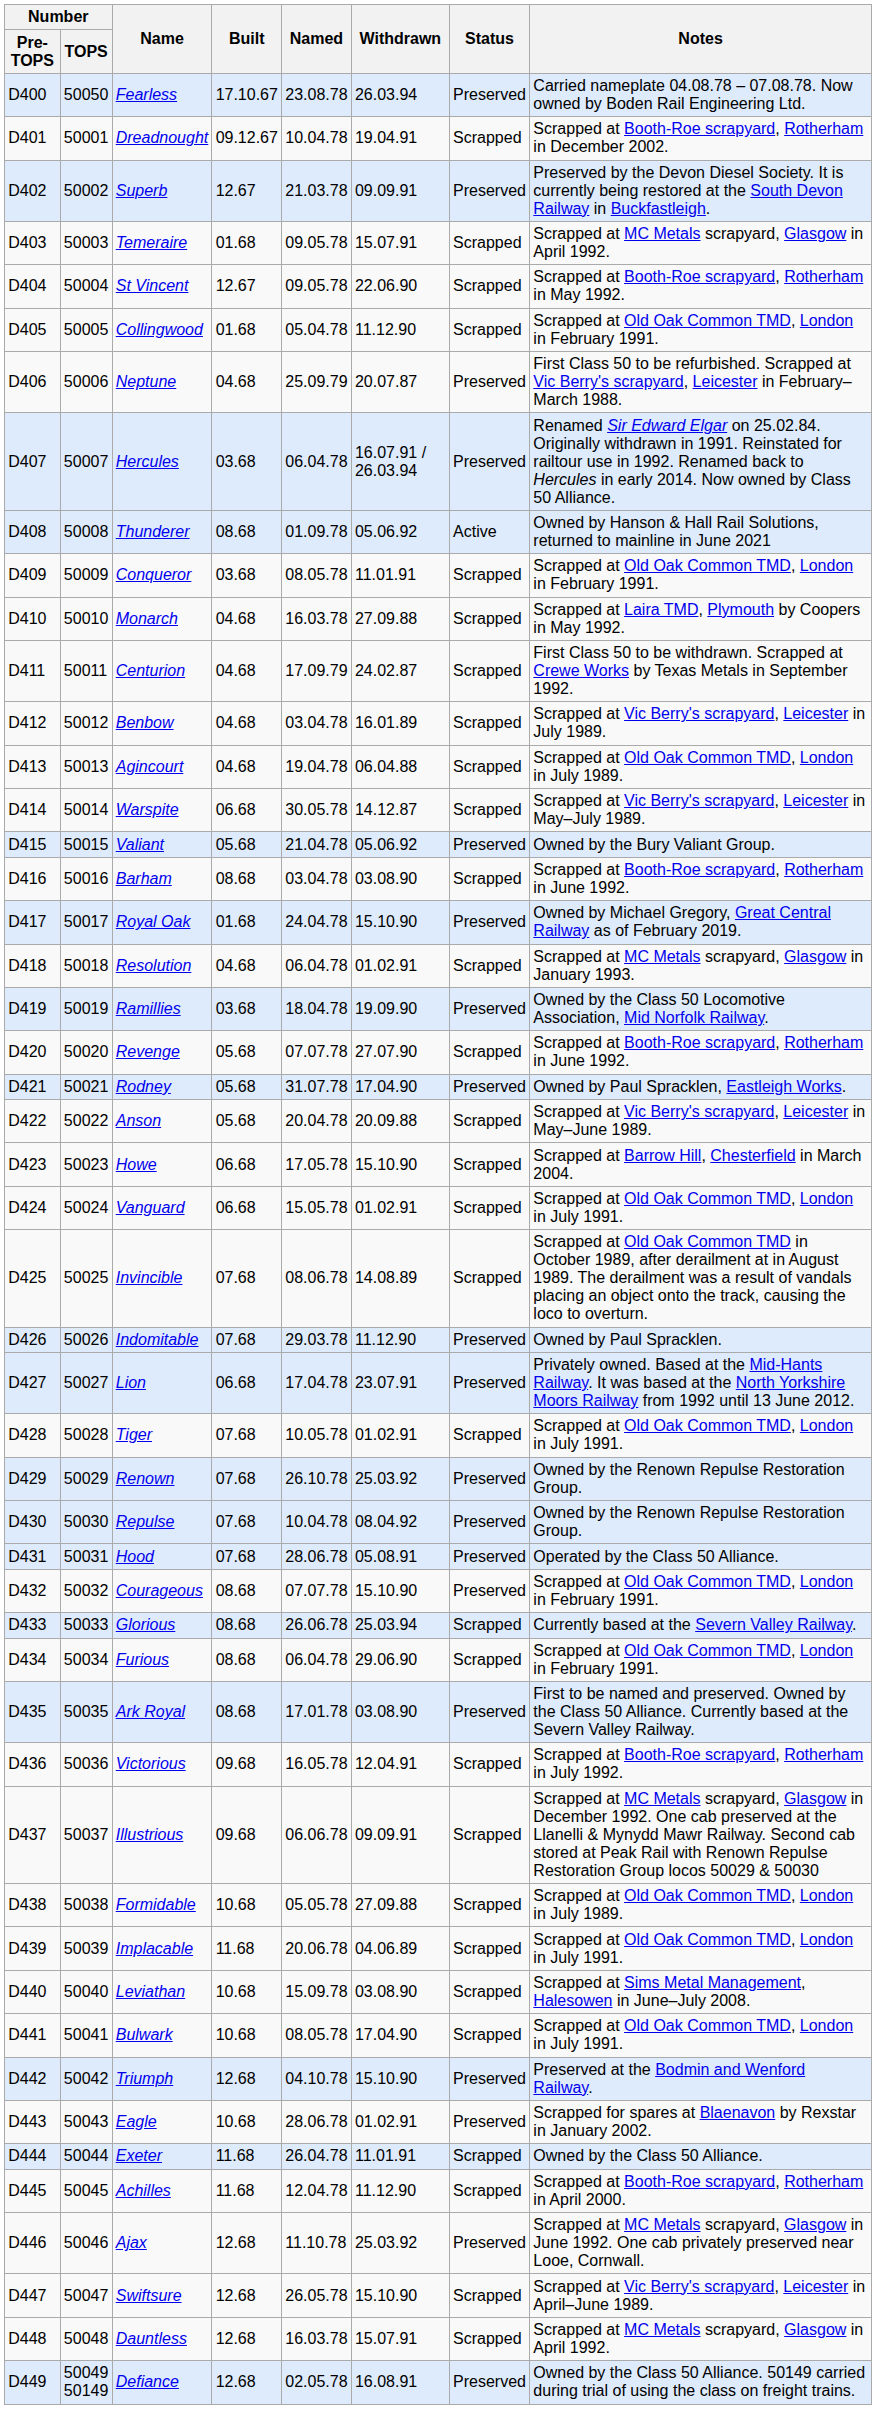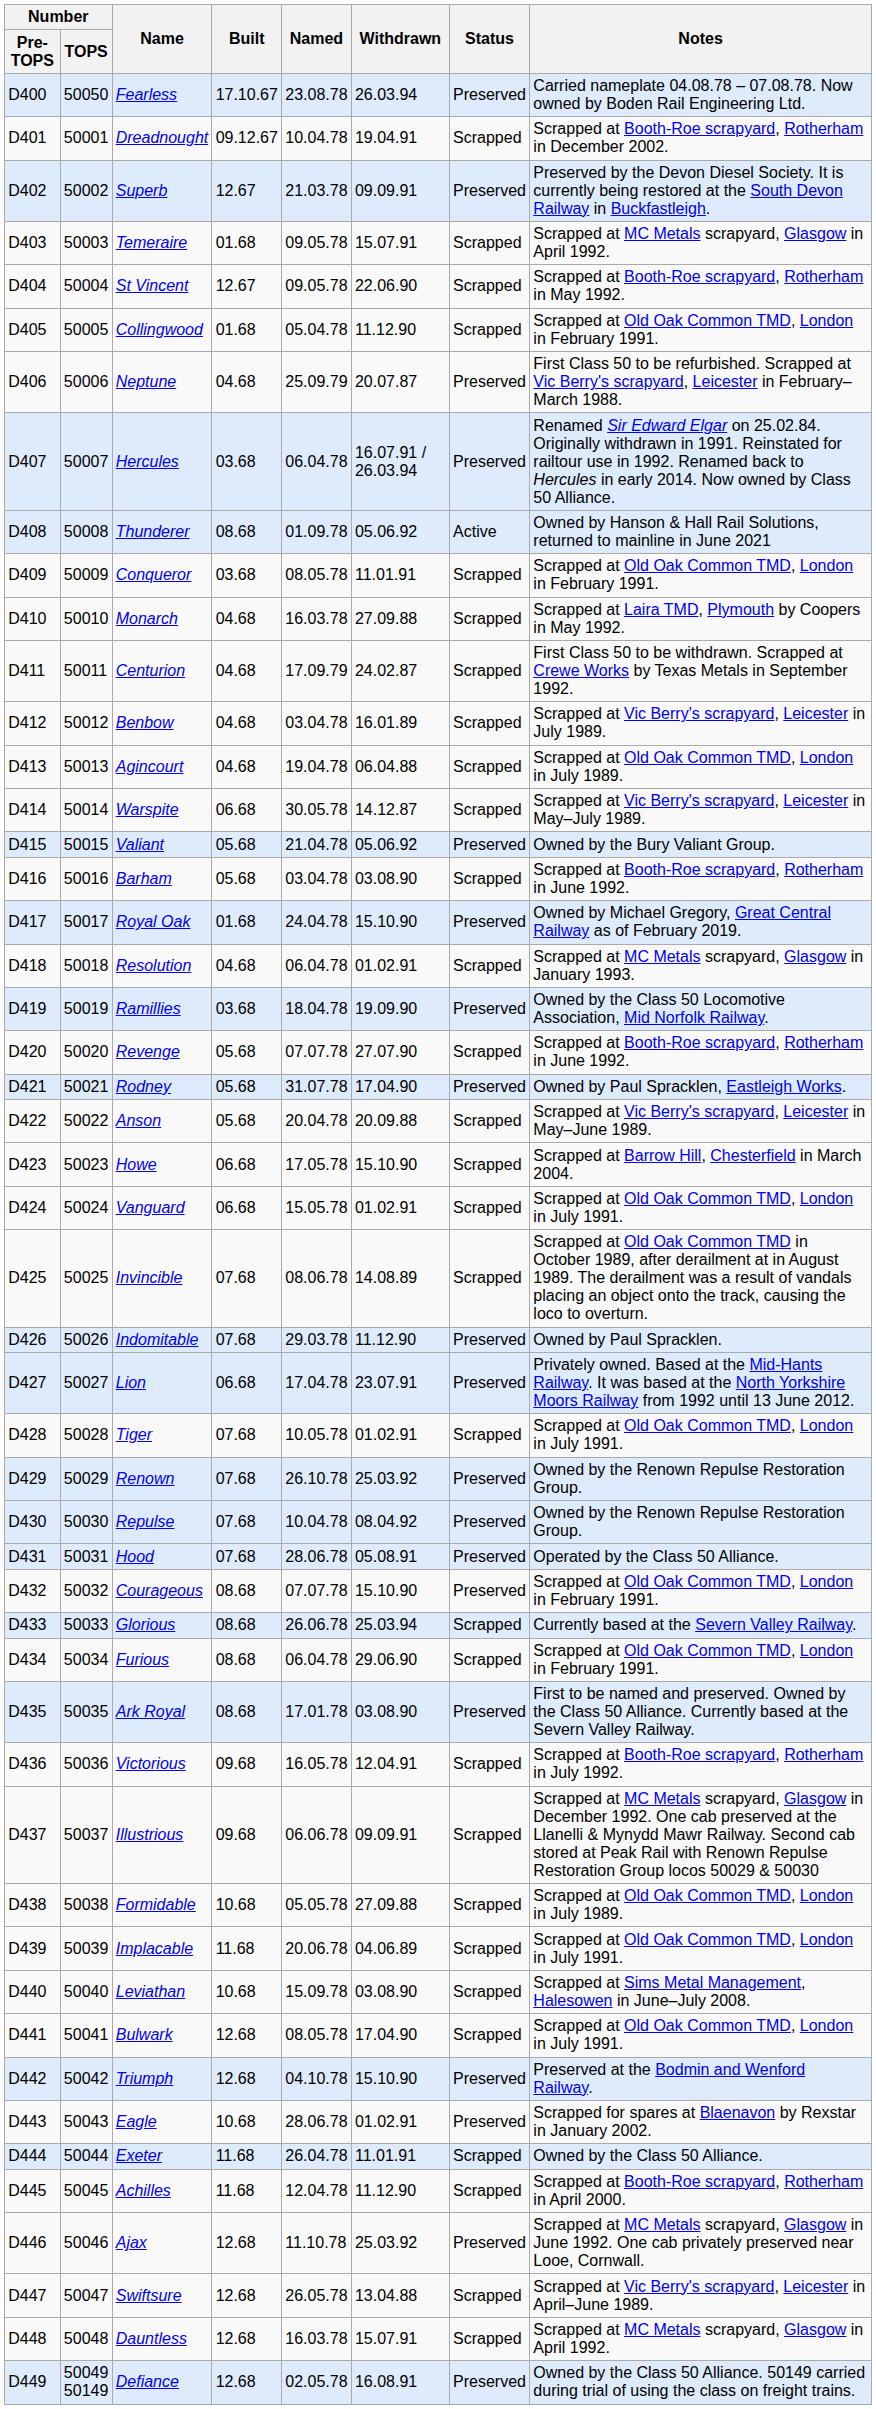(236, 878) 08.68 -> (236, 878) 05.68
(236, 2035) 10.68 -> (236, 2035) 12.68
(386, 2295) 15.10.90 -> (386, 2295) 13.04.88
